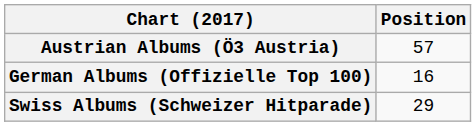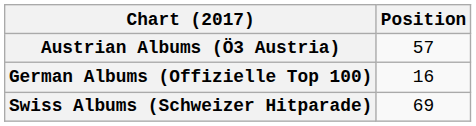(424, 106) 29 -> (424, 106) 69
